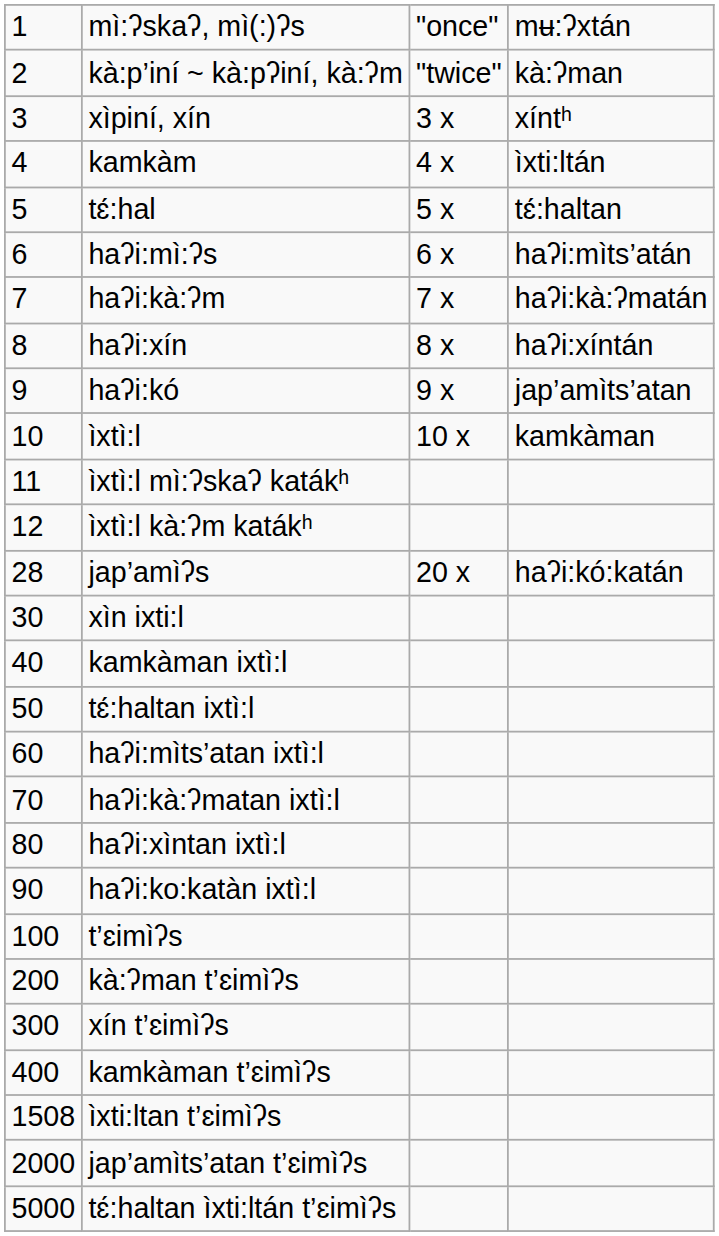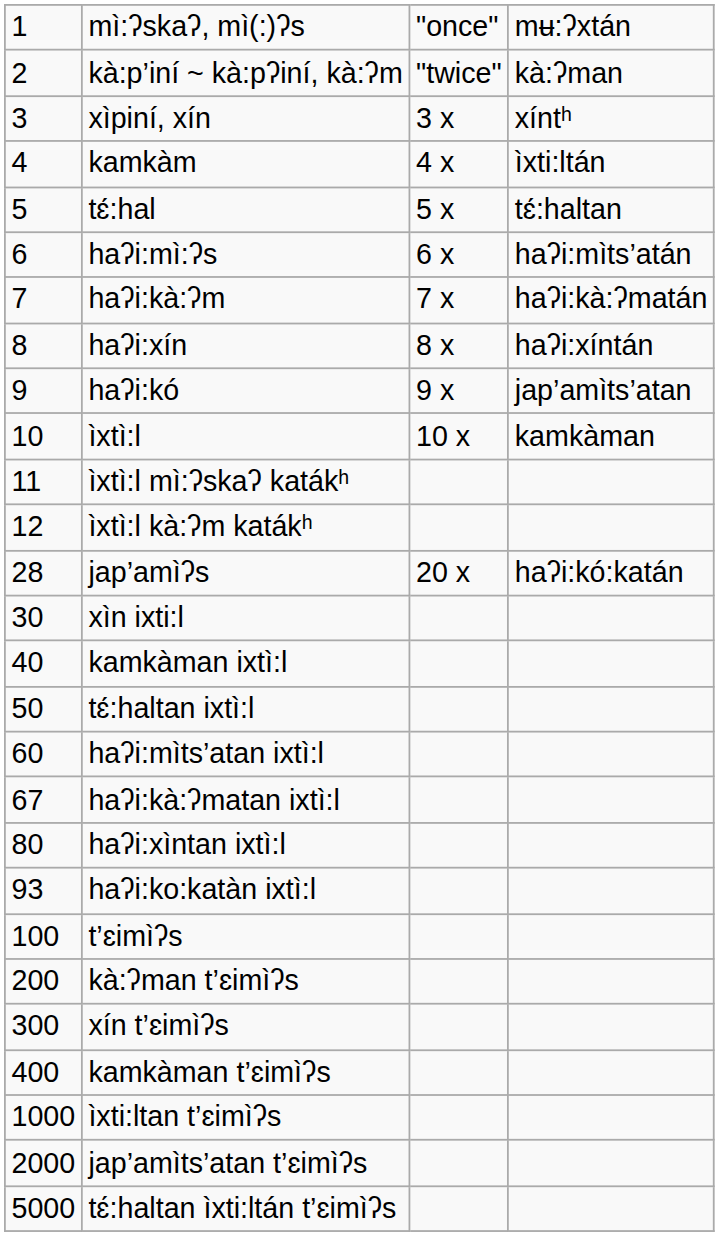(27, 799) 70 -> (27, 799) 67
(27, 890) 90 -> (27, 890) 93
(43, 1117) 1508 -> (43, 1117) 1000
